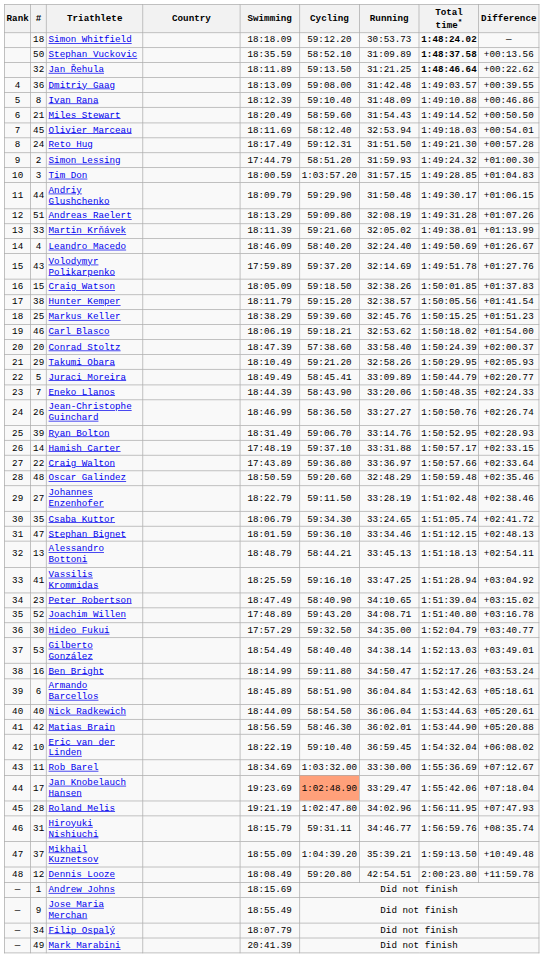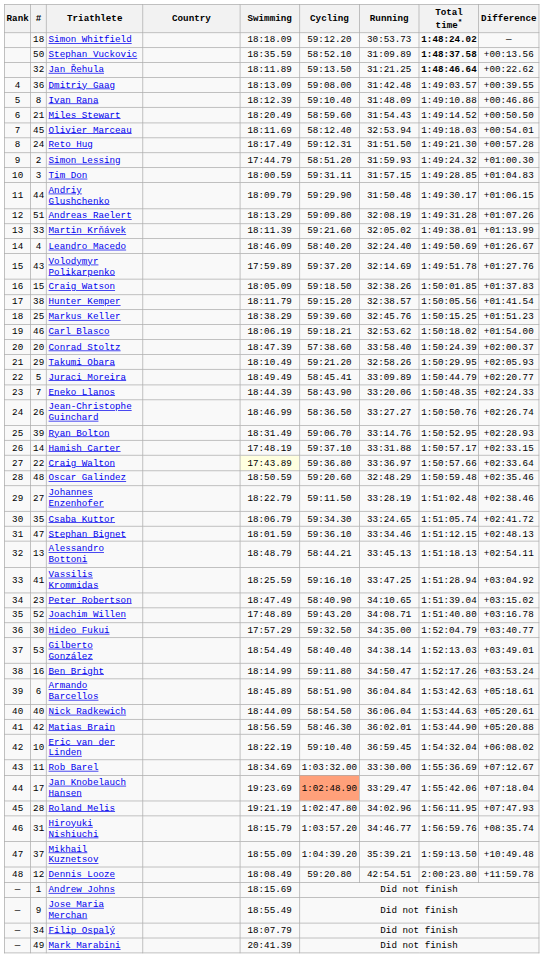(329, 175) 1:03:57.20 -> (329, 175) 59:31.11
(270, 463) no background -> (270, 463) lightyellow background
(329, 829) 59:31.11 -> (329, 829) 1:03:57.20
